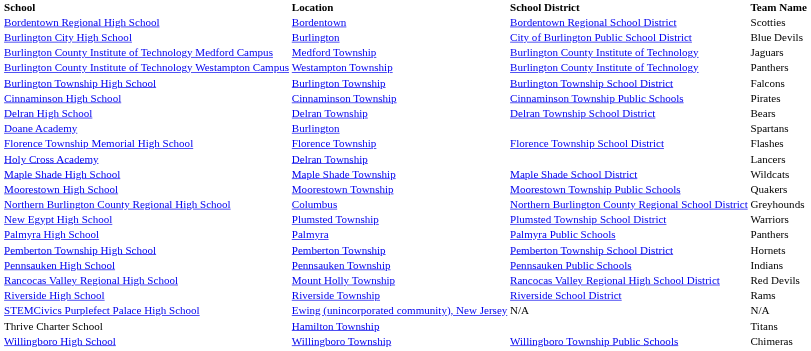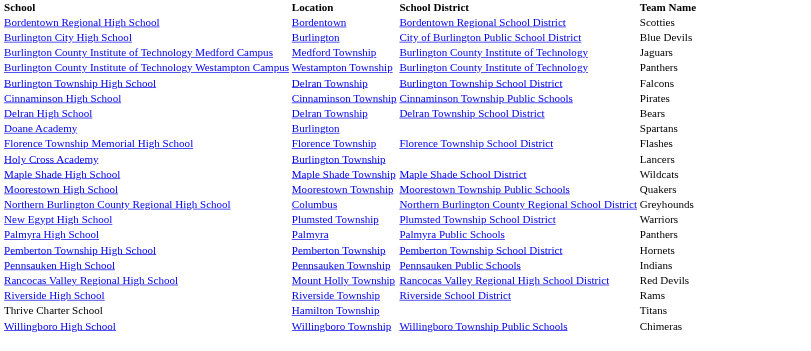(339, 83) Burlington Township -> (330, 83) Delran Township
(330, 159) Delran Township -> (339, 159) Burlington Township
- row: (102, 311)
